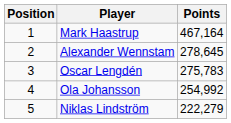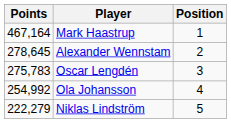columns swapped: (31, 14) <-> (202, 14)
